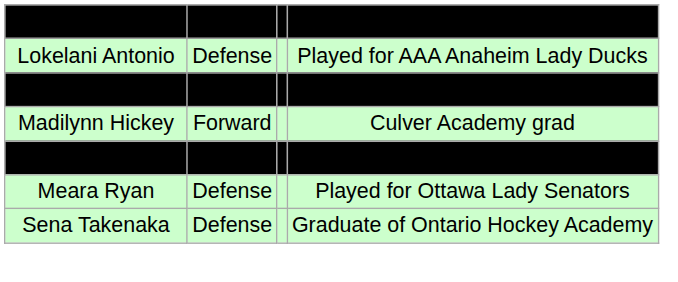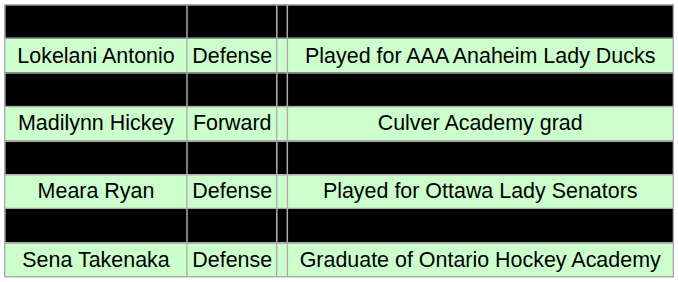+ row: (480, 225)
